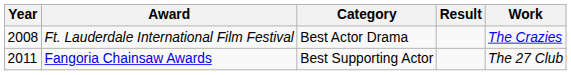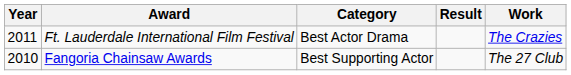(23, 37) 2008 -> (22, 37) 2011
(22, 59) 2011 -> (23, 59) 2010
